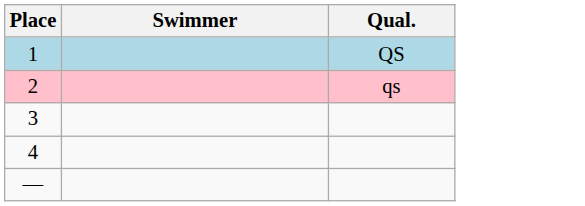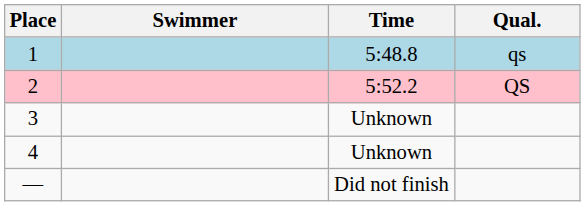+ column: (391, 20)
(391, 53) QS -> (517, 53) qs
(391, 86) qs -> (517, 86) QS
